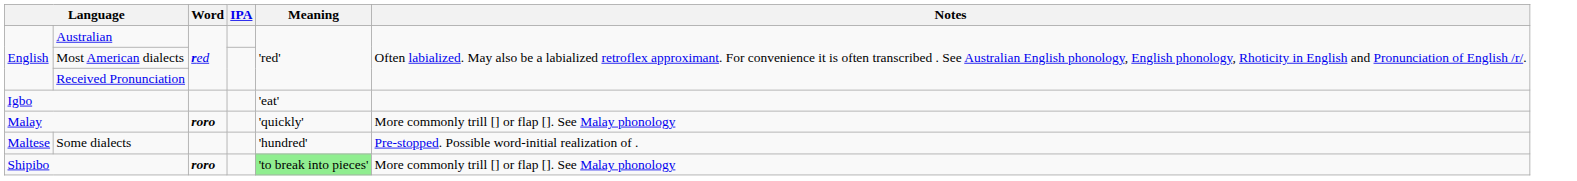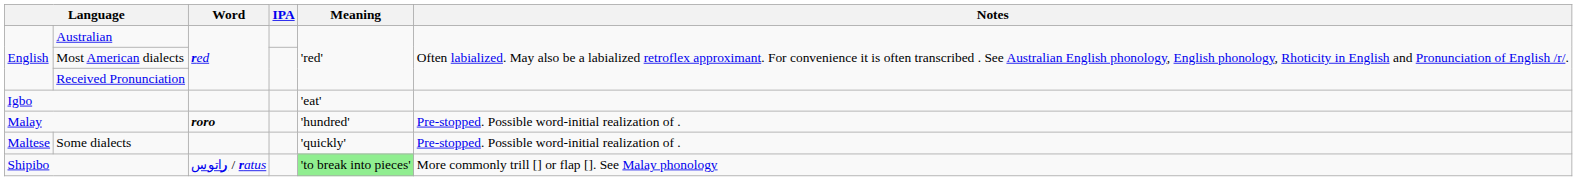(281, 121) 'quickly' -> (325, 121) 'hundred'
(525, 121) More commonly trill [] or flap []. See Malay phonology -> (549, 121) Pre-stopped. Possible word-initial realization of .
(283, 143) 'hundred' -> (323, 143) 'quickly'
(203, 164) roro -> (229, 165) راتوس / ratus
